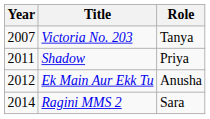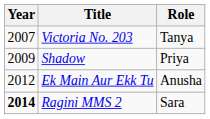(21, 59) 2011 -> (21, 59) 2009
(21, 102) normal -> (21, 102) bold
